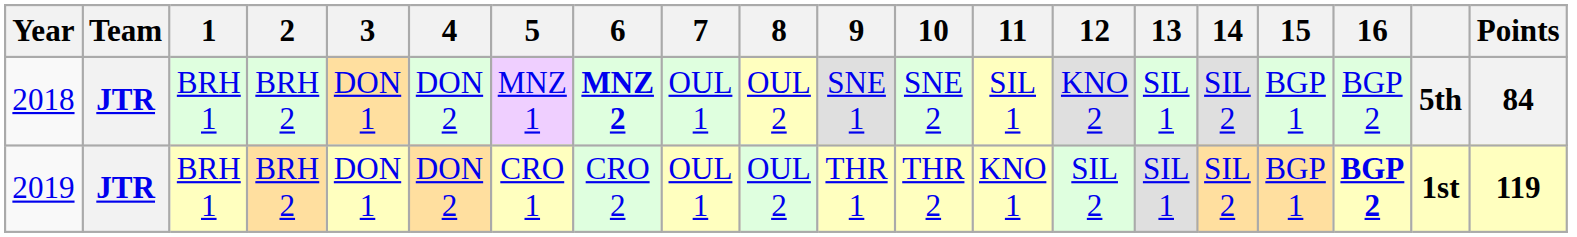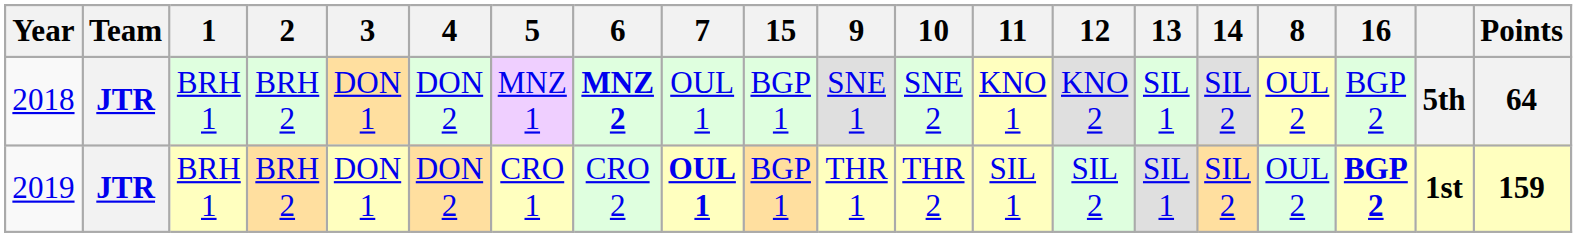columns swapped: (779, 30) <-> (1296, 30)
(1013, 100) SIL 1 -> (1013, 100) KNO 1
(1518, 100) 84 -> (1522, 100) 64
(700, 188) normal -> (702, 188) bold
(1013, 188) KNO 1 -> (1013, 188) SIL 1
(1518, 188) 119 -> (1522, 188) 159
